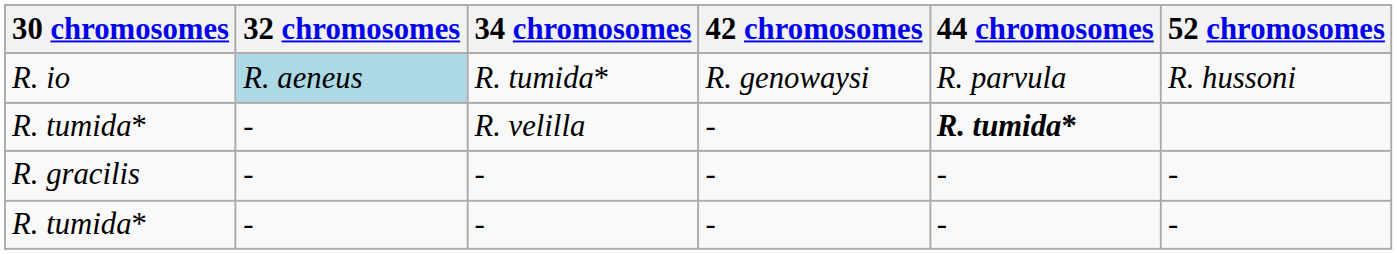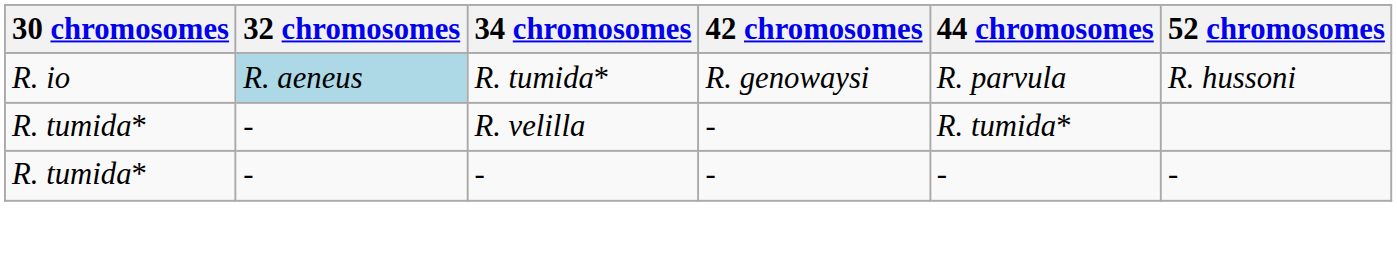(1007, 126) bold -> (1004, 126) normal
- row: (76, 175)
